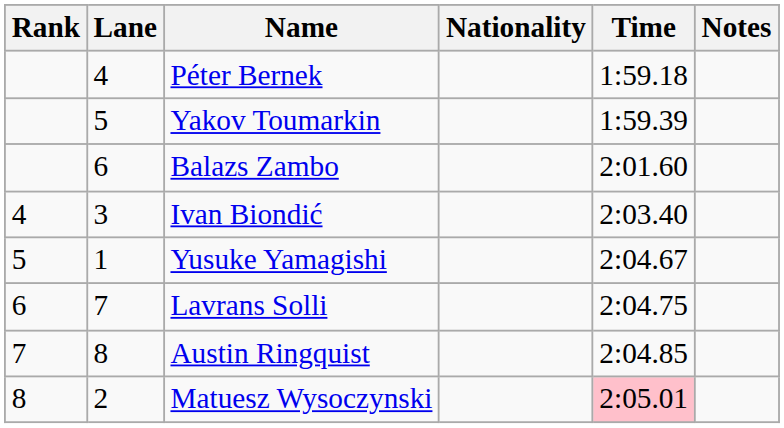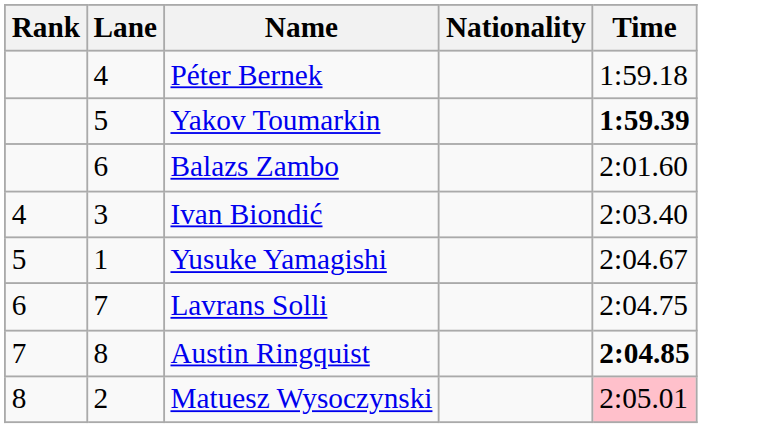- column: (736, 27)
(644, 120) normal -> (644, 120) bold
(644, 352) normal -> (644, 352) bold
